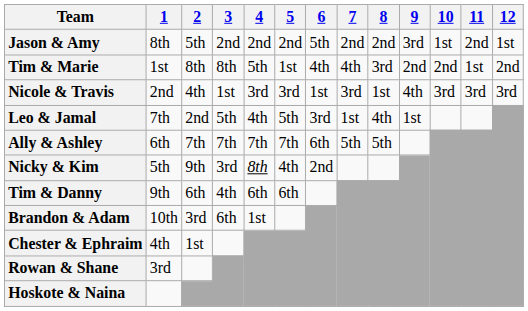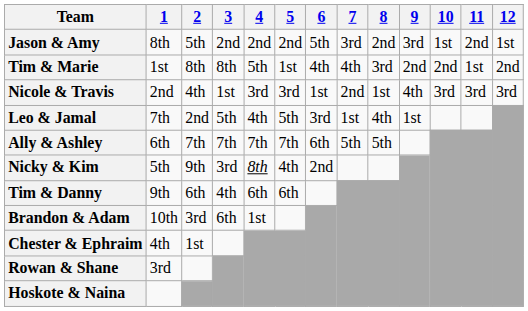(352, 42) 2nd -> (351, 42) 3rd
(351, 92) 3rd -> (352, 92) 2nd
